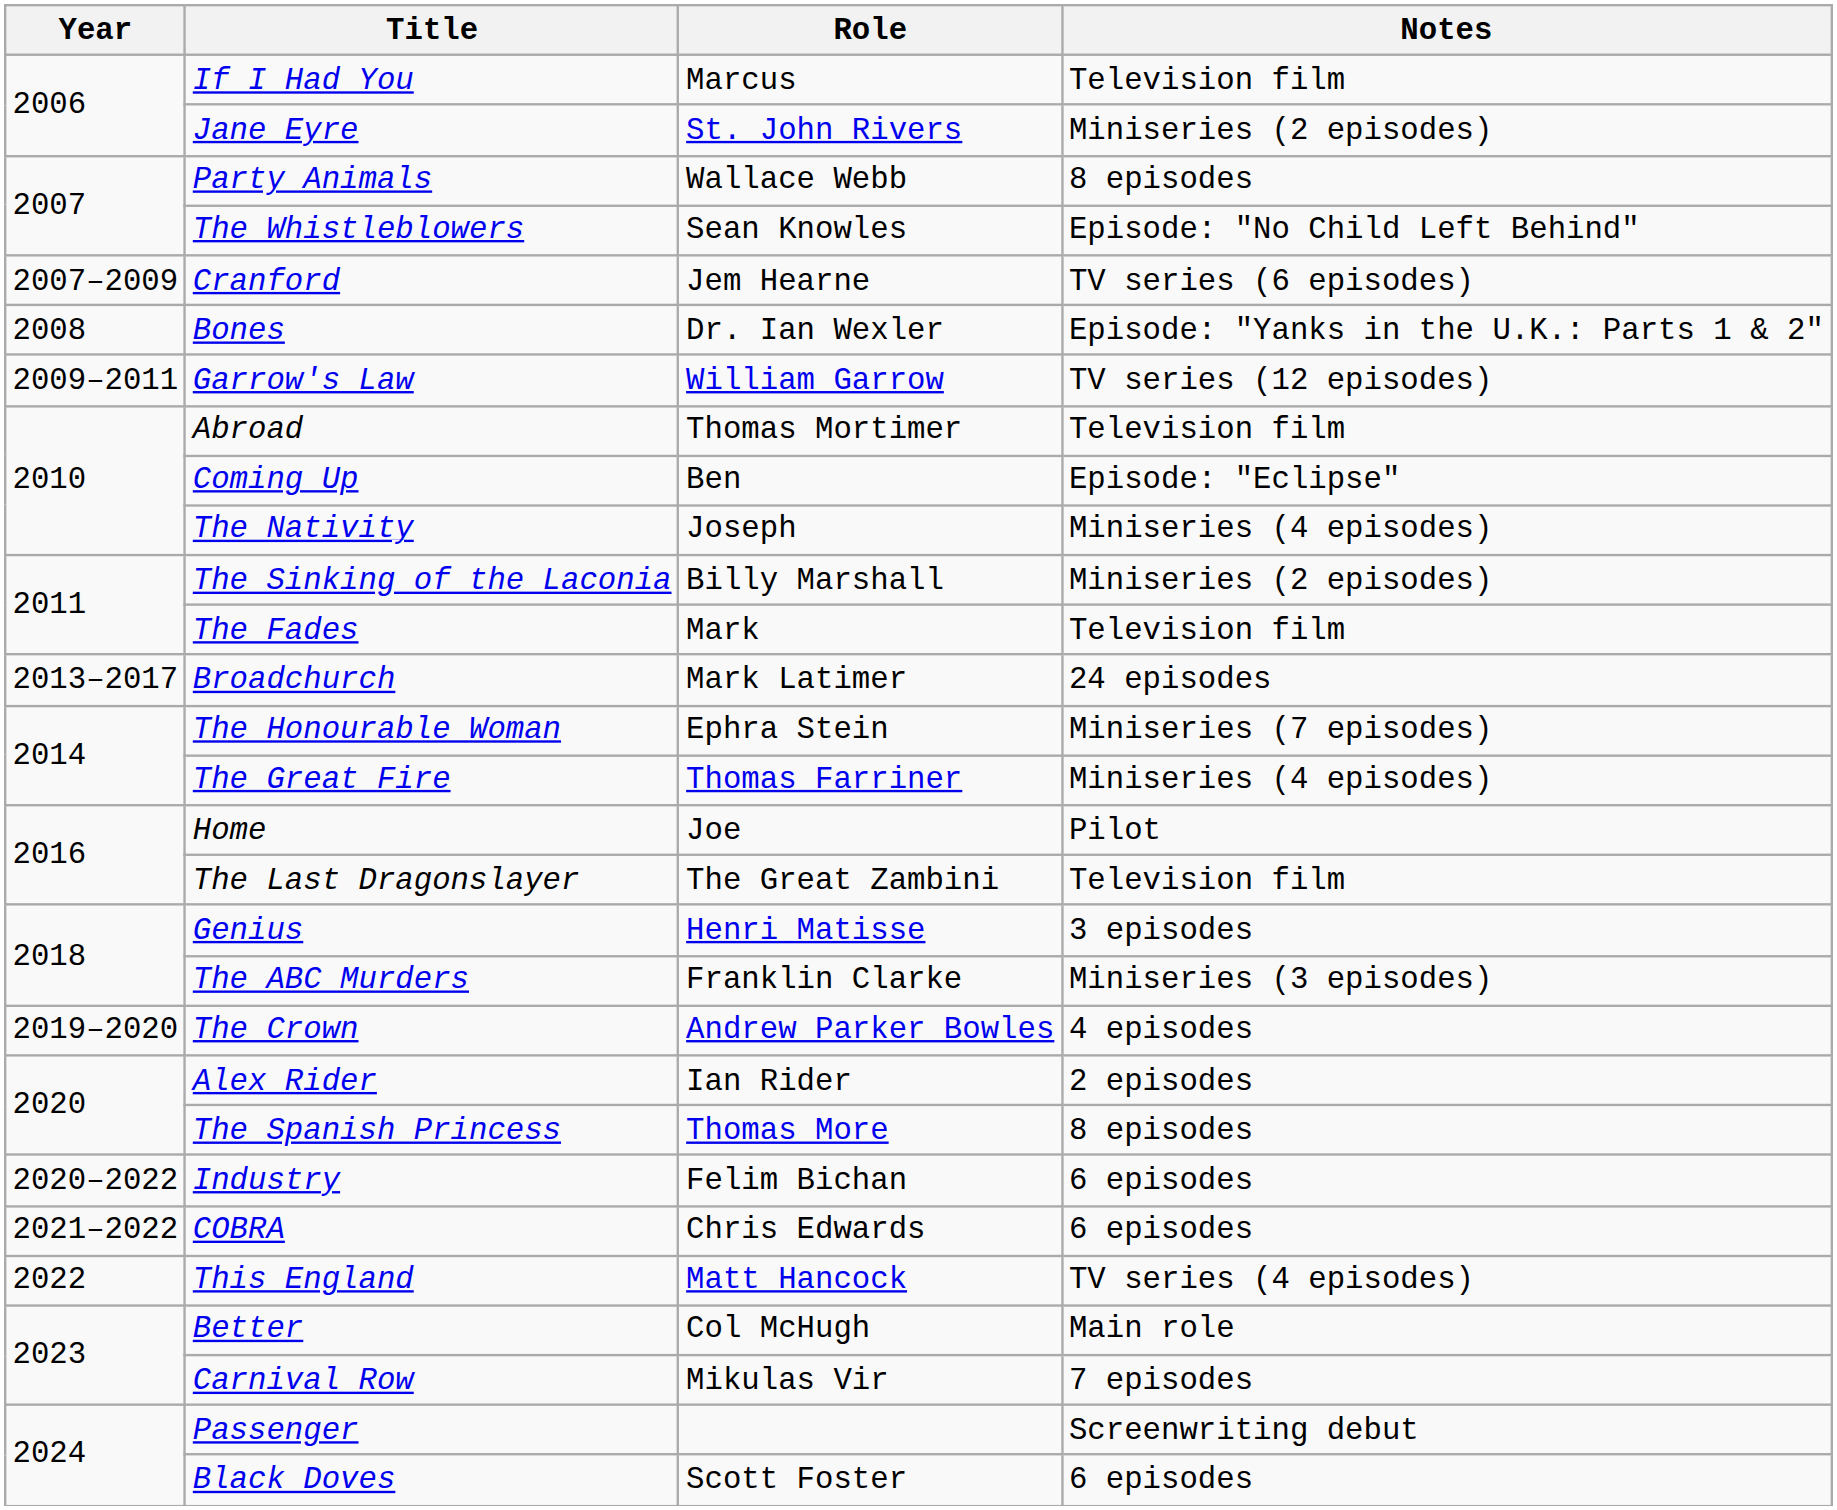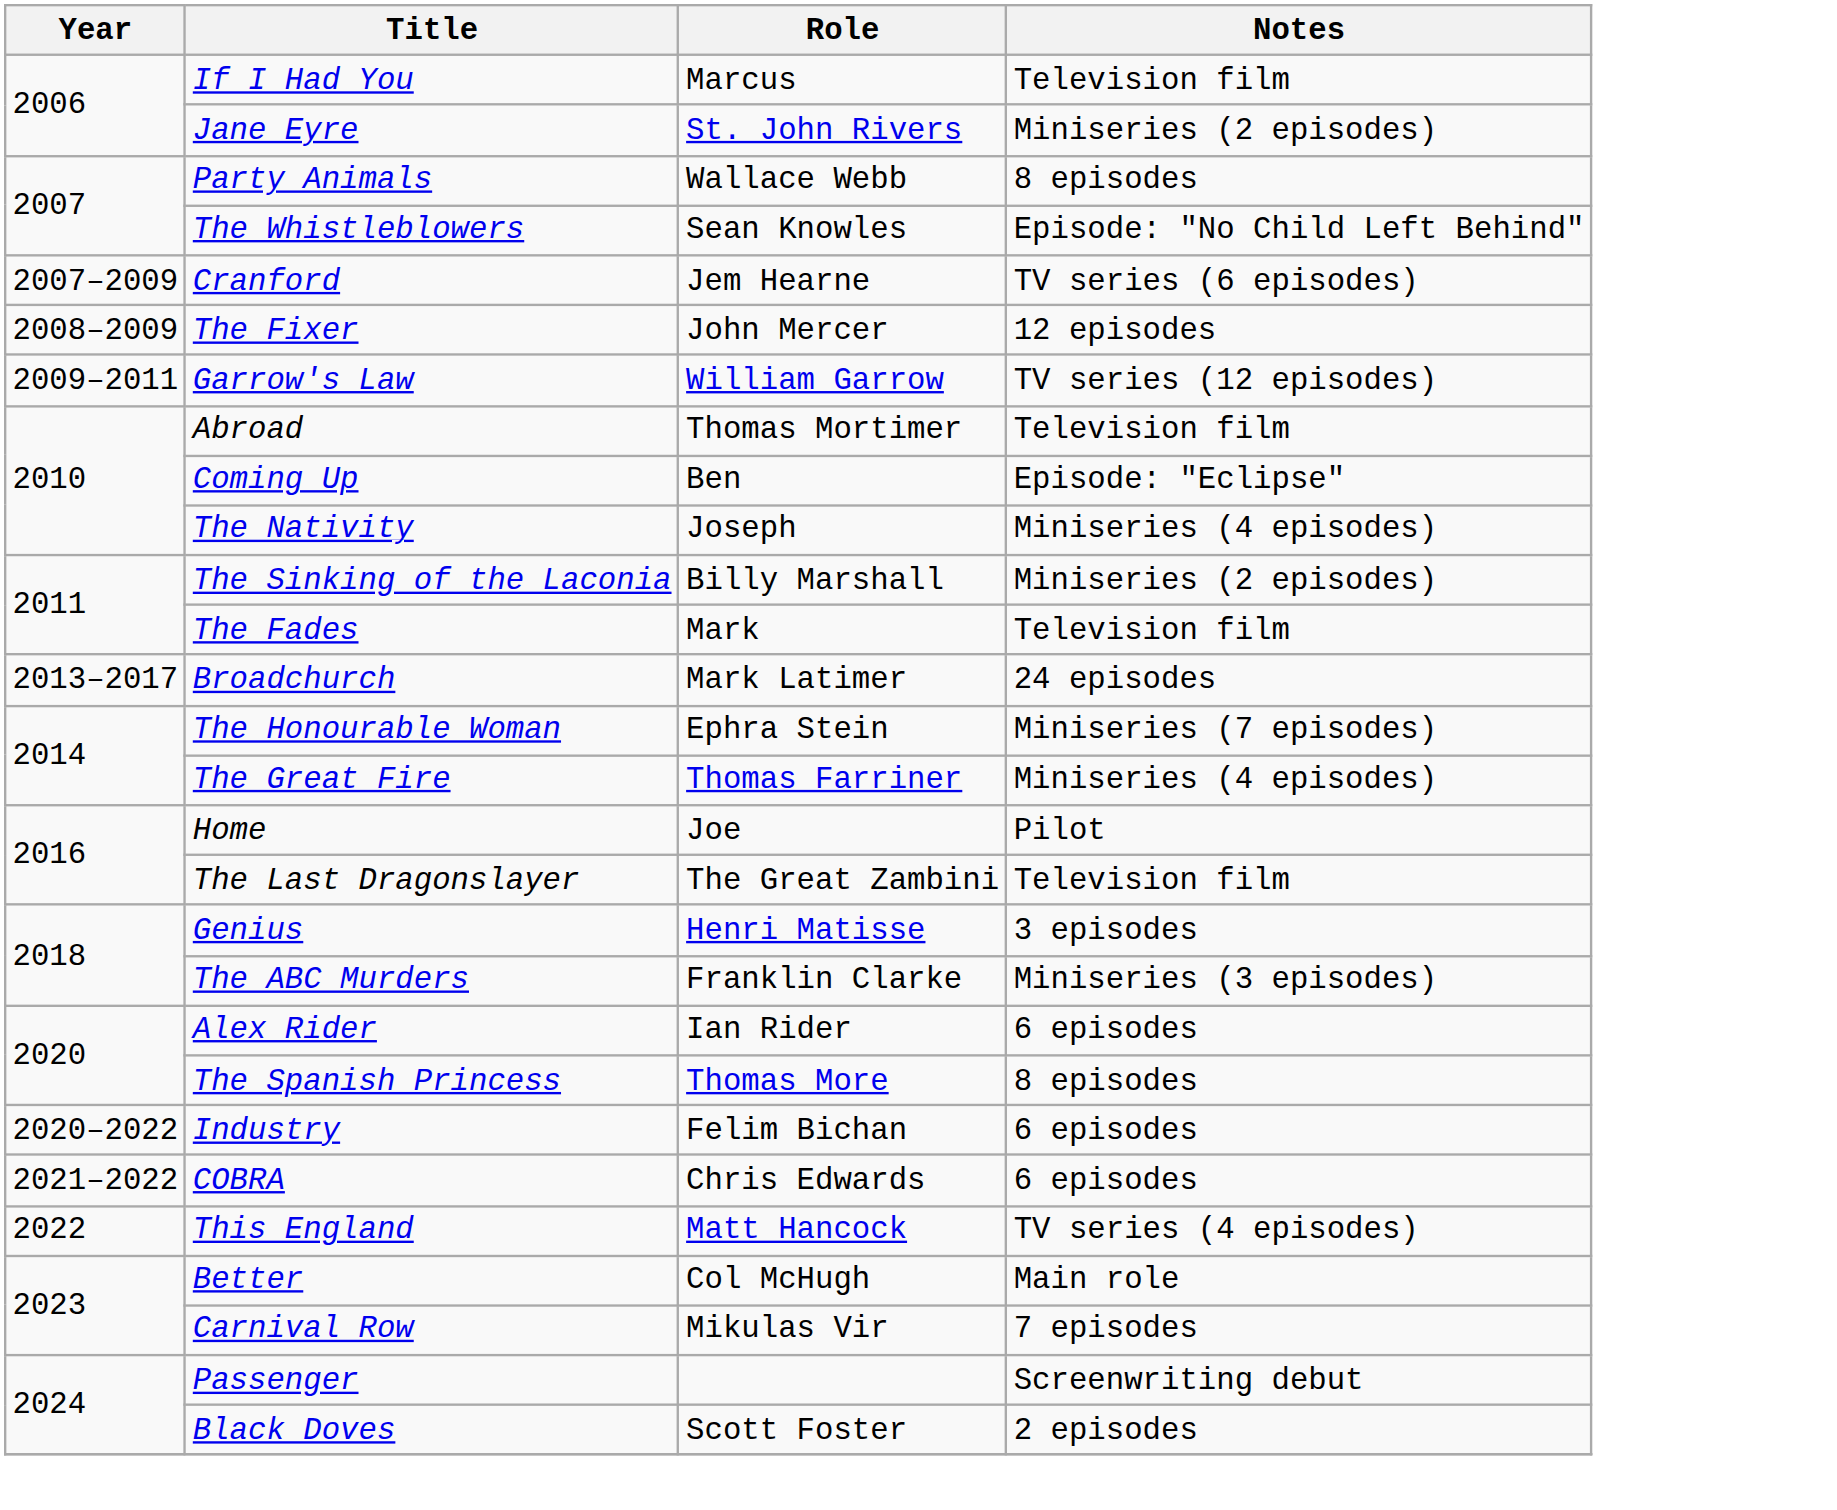- row: (239, 330)
+ row: (276, 330)
- row: (276, 1030)
(1161, 1080) 2 episodes -> (1106, 1030) 6 episodes
(1161, 1480) 6 episodes -> (1106, 1430) 2 episodes
